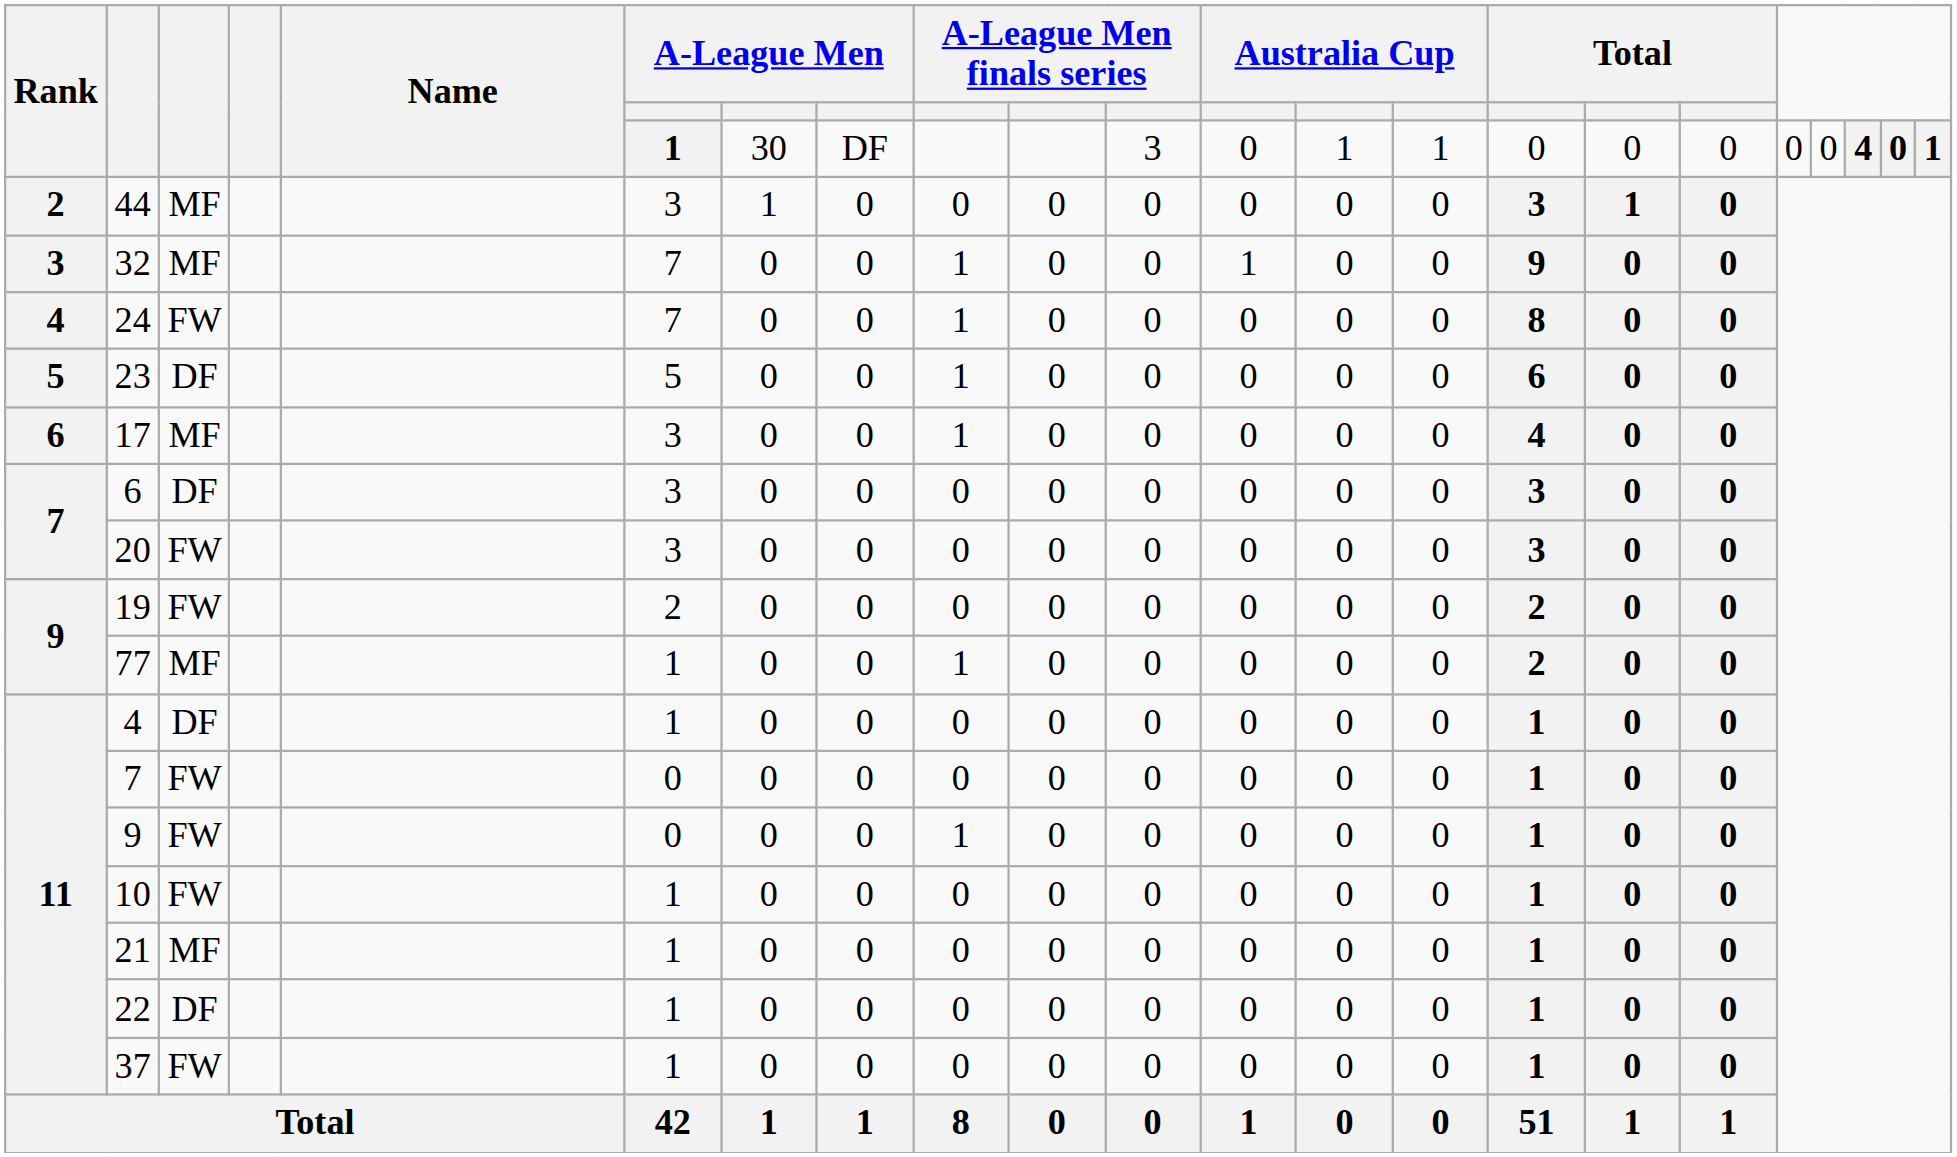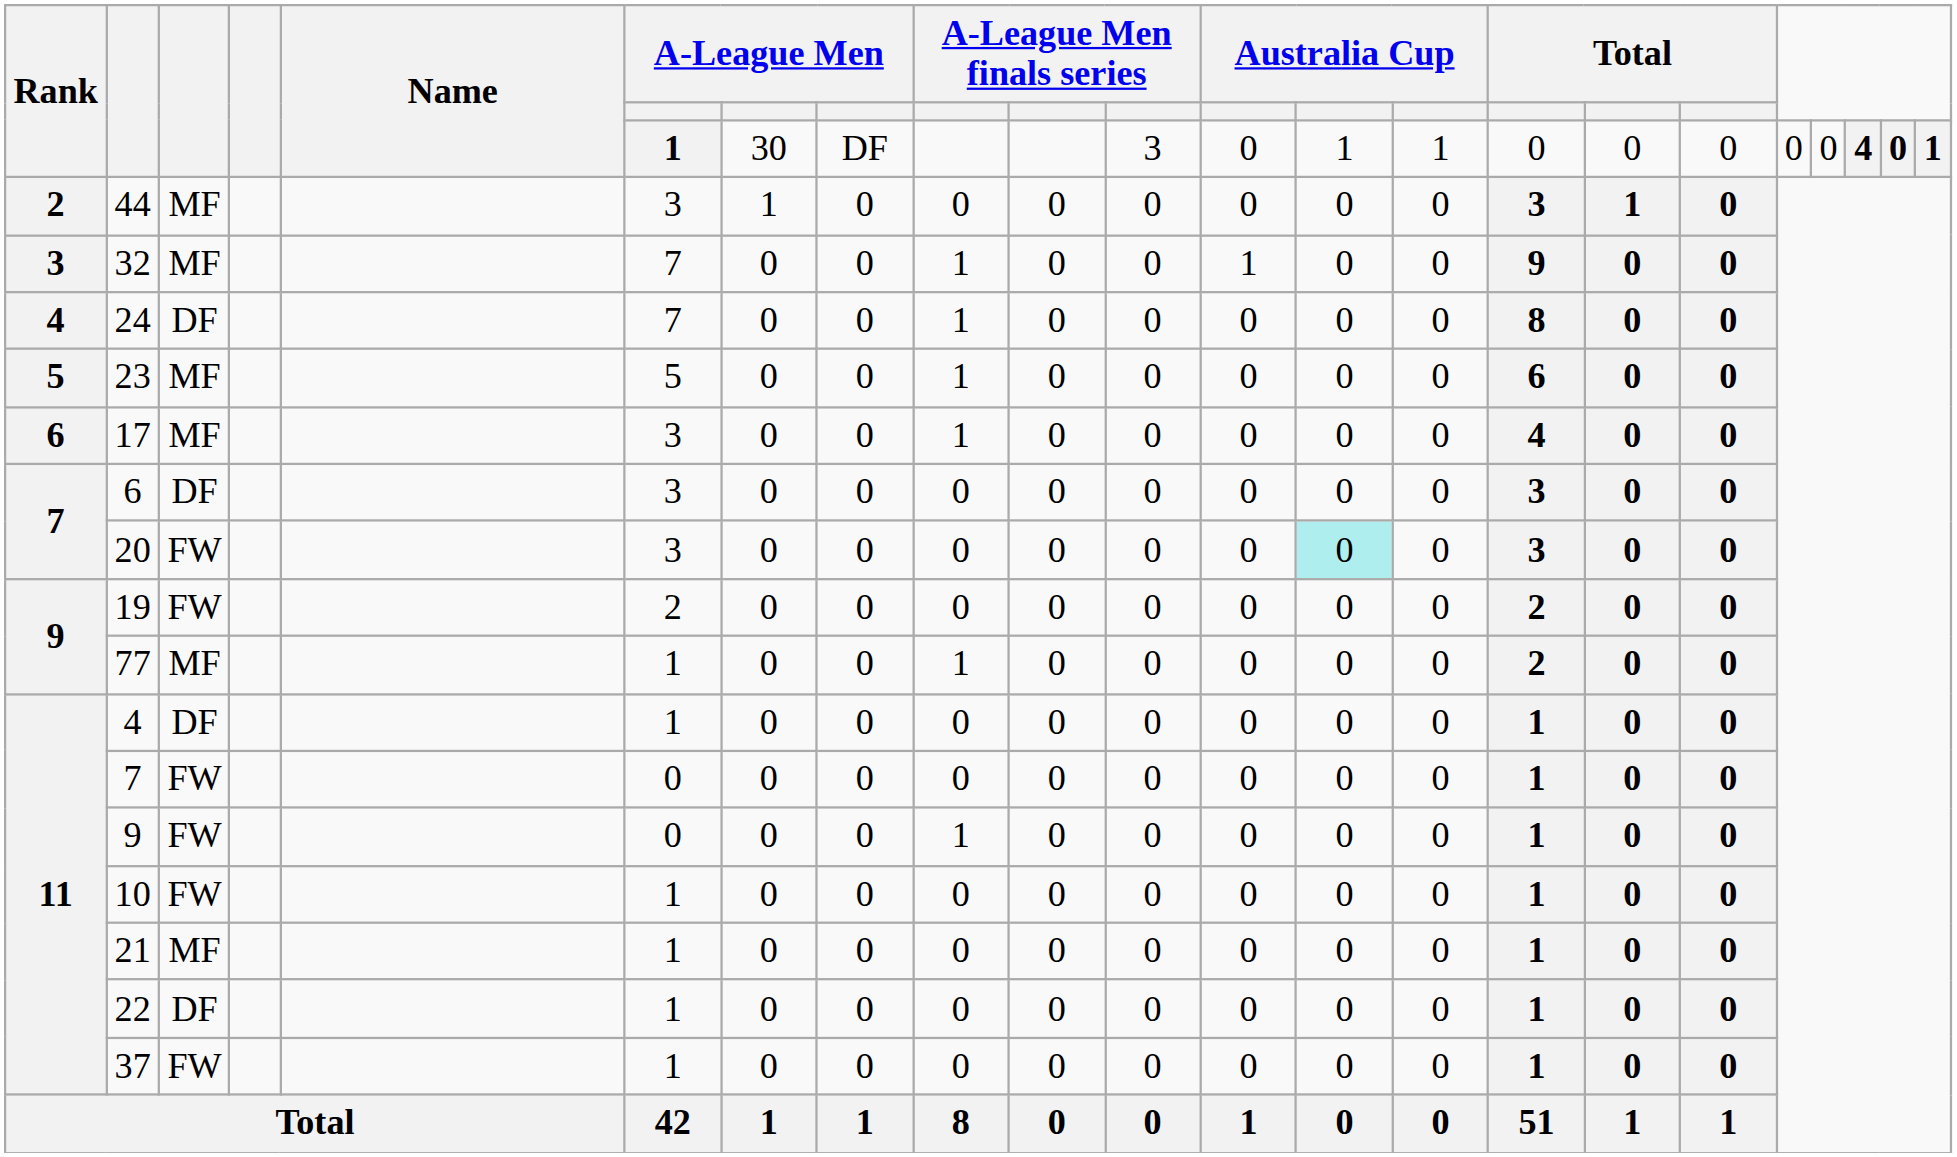(195, 319) FW -> (194, 319) DF
(194, 377) DF -> (195, 377) MF
(1345, 549) no background -> (1345, 549) paleturquoise background
